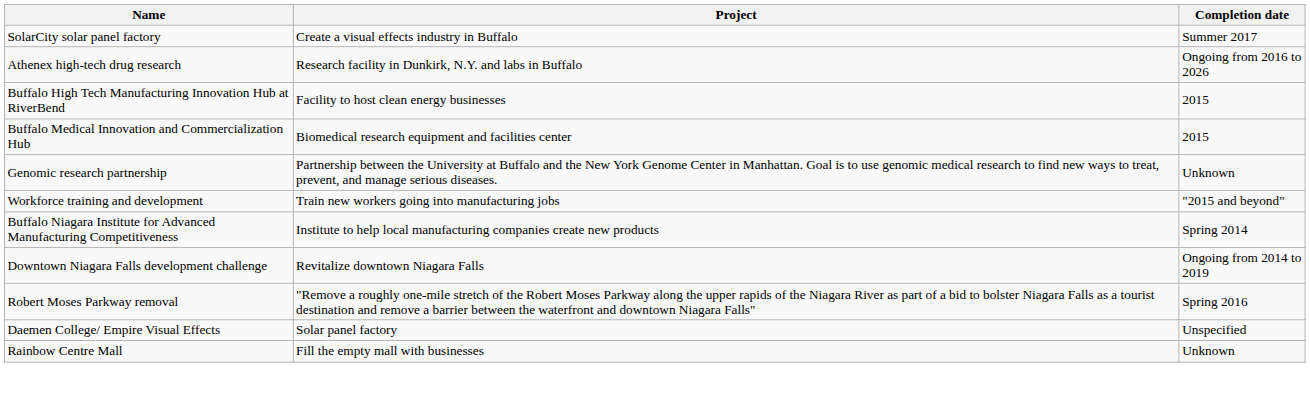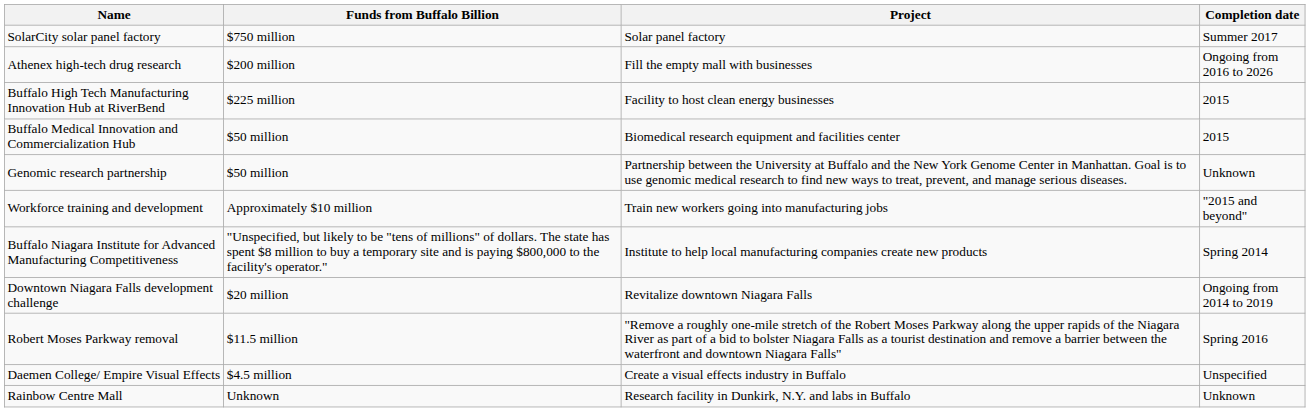+ column: (423, 15)
(407, 36) Create a visual effects industry in Buffalo -> (675, 36) Solar panel factory
(439, 64) Research facility in Dunkirk, N.Y. and labs in Buffalo -> (718, 64) Fill the empty mall with businesses
(347, 330) Solar panel factory -> (735, 375) Create a visual effects industry in Buffalo
(390, 351) Fill the empty mall with businesses -> (767, 396) Research facility in Dunkirk, N.Y. and labs in Buffalo
